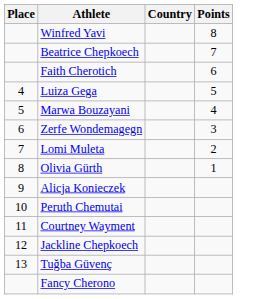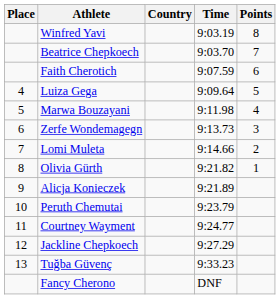+ column: (216, 14)
